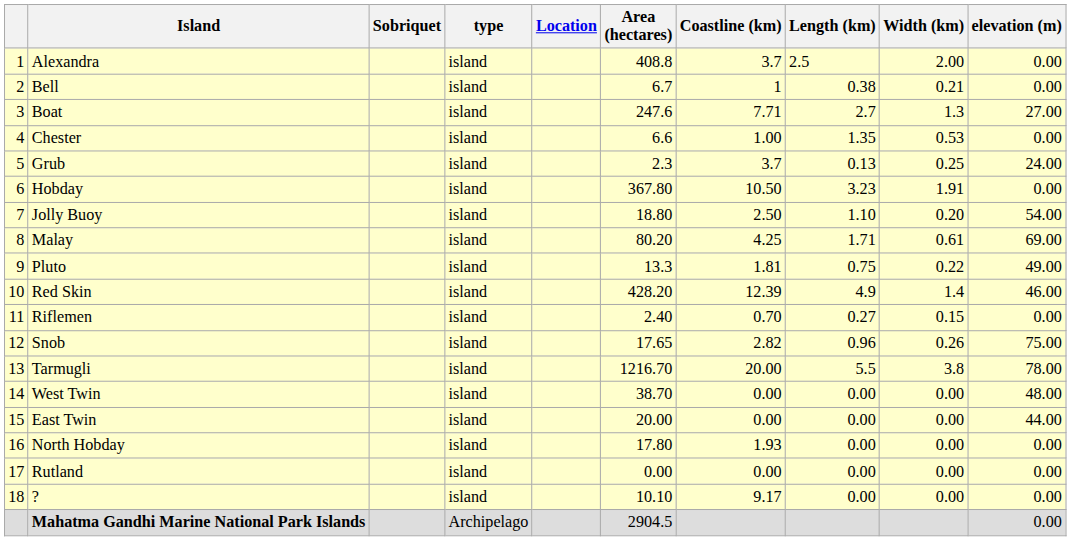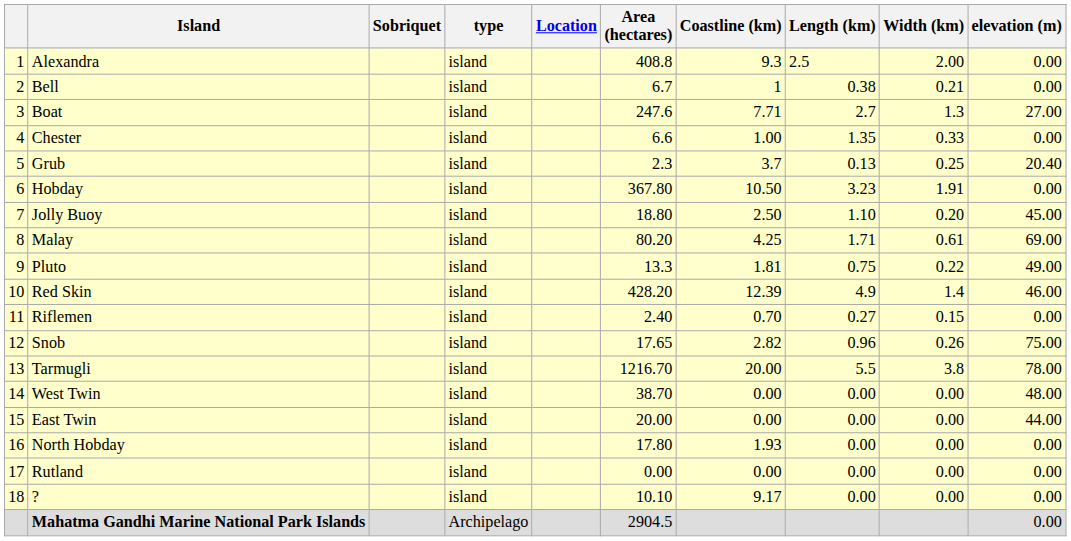(772, 61) 3.7 -> (772, 61) 9.3
(950, 138) 0.53 -> (950, 138) 0.33
(1044, 163) 24.00 -> (1044, 163) 20.40
(1044, 214) 54.00 -> (1044, 214) 45.00
